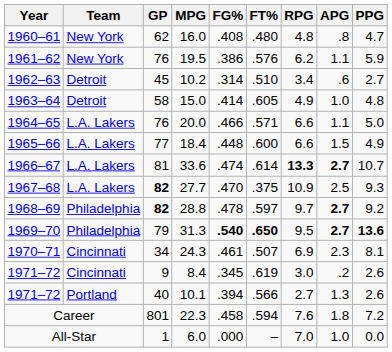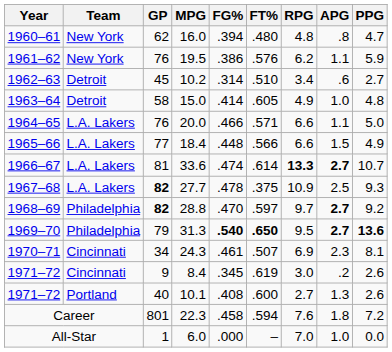(230, 37) .408 -> (230, 37) .394
(265, 144) .600 -> (265, 144) .566
(230, 187) .470 -> (230, 187) .478
(230, 208) .478 -> (230, 208) .470
(230, 294) .394 -> (230, 294) .408
(265, 294) .566 -> (265, 294) .600
